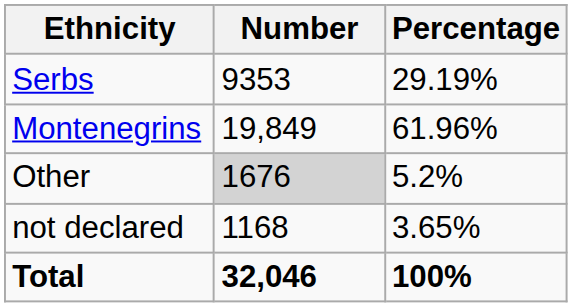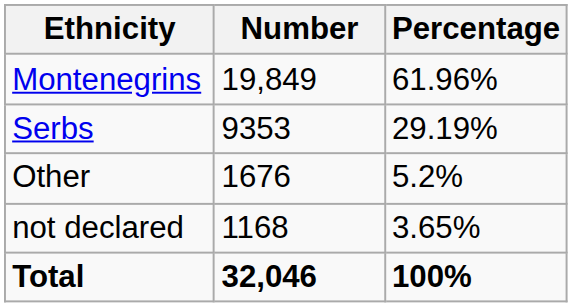rows swapped: (107, 128) <-> (53, 78)
(256, 177) lightgrey background -> (256, 177) no background
